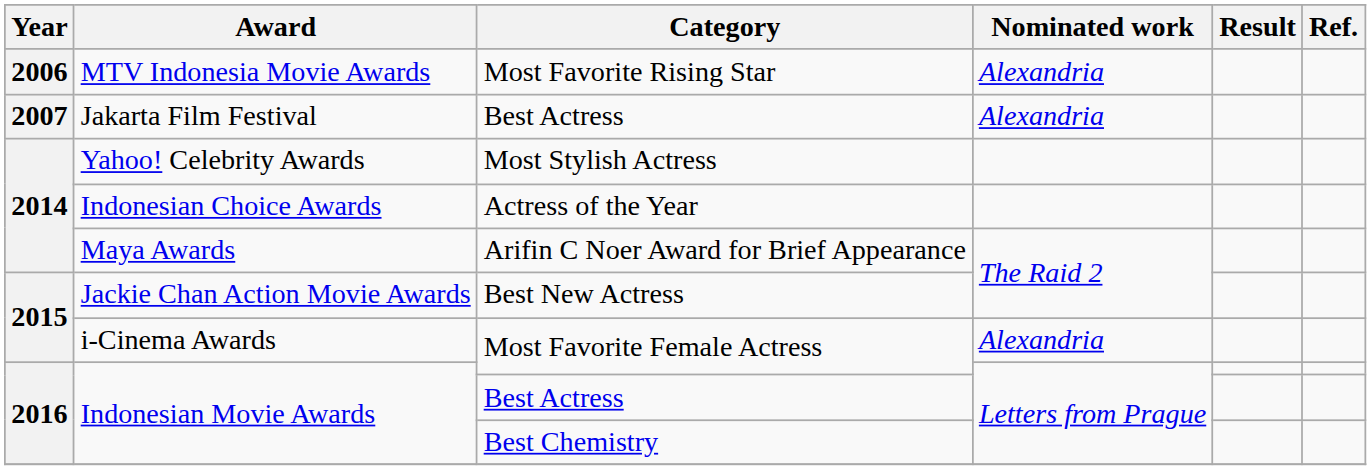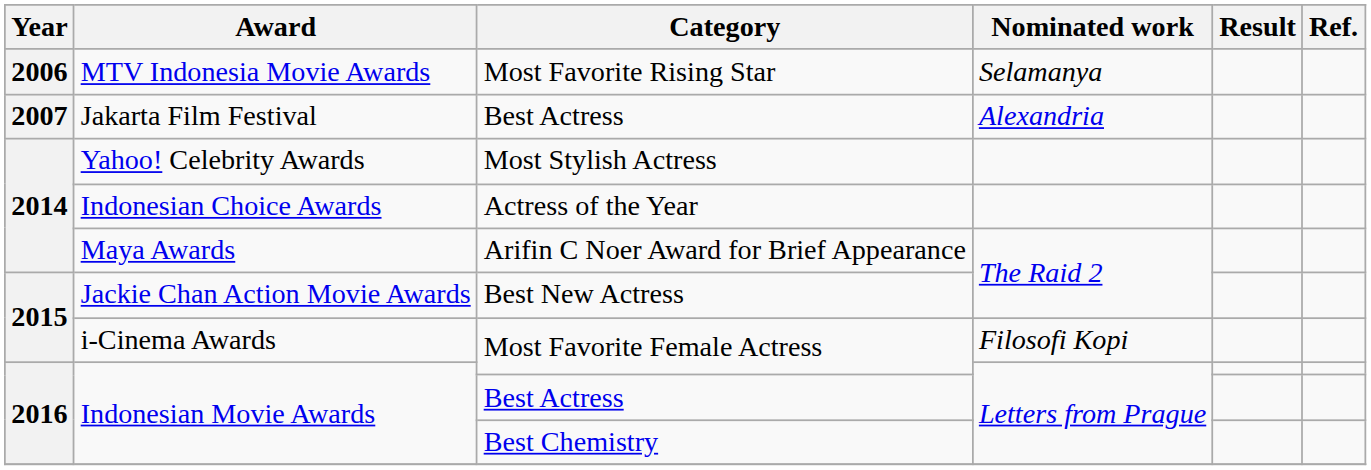(1041, 71) Alexandria -> (1041, 71) Selamanya
(1041, 339) Alexandria -> (1054, 339) Filosofi Kopi
